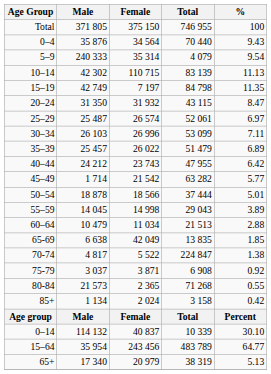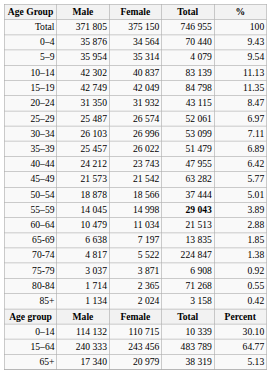(91, 57) 240 333 -> (94, 57) 35 954
(144, 73) 110 715 -> (146, 73) 40 837
(149, 88) 7 197 -> (146, 88) 42 049
(96, 179) 1 714 -> (94, 179) 21 573
(199, 210) normal -> (199, 210) bold
(146, 240) 42 049 -> (149, 240) 7 197
(94, 286) 21 573 -> (96, 286) 1 714
(146, 331) 40 837 -> (144, 331) 110 715
(94, 347) 35 954 -> (91, 347) 240 333
